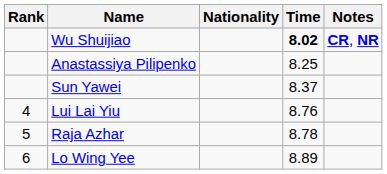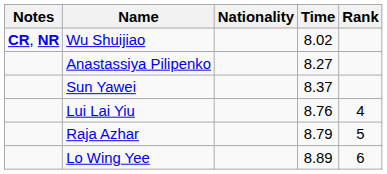columns swapped: (26, 16) <-> (353, 16)
(303, 40) bold -> (318, 40) normal
(303, 64) 8.25 -> (318, 64) 8.27
(303, 134) 8.78 -> (318, 134) 8.79
